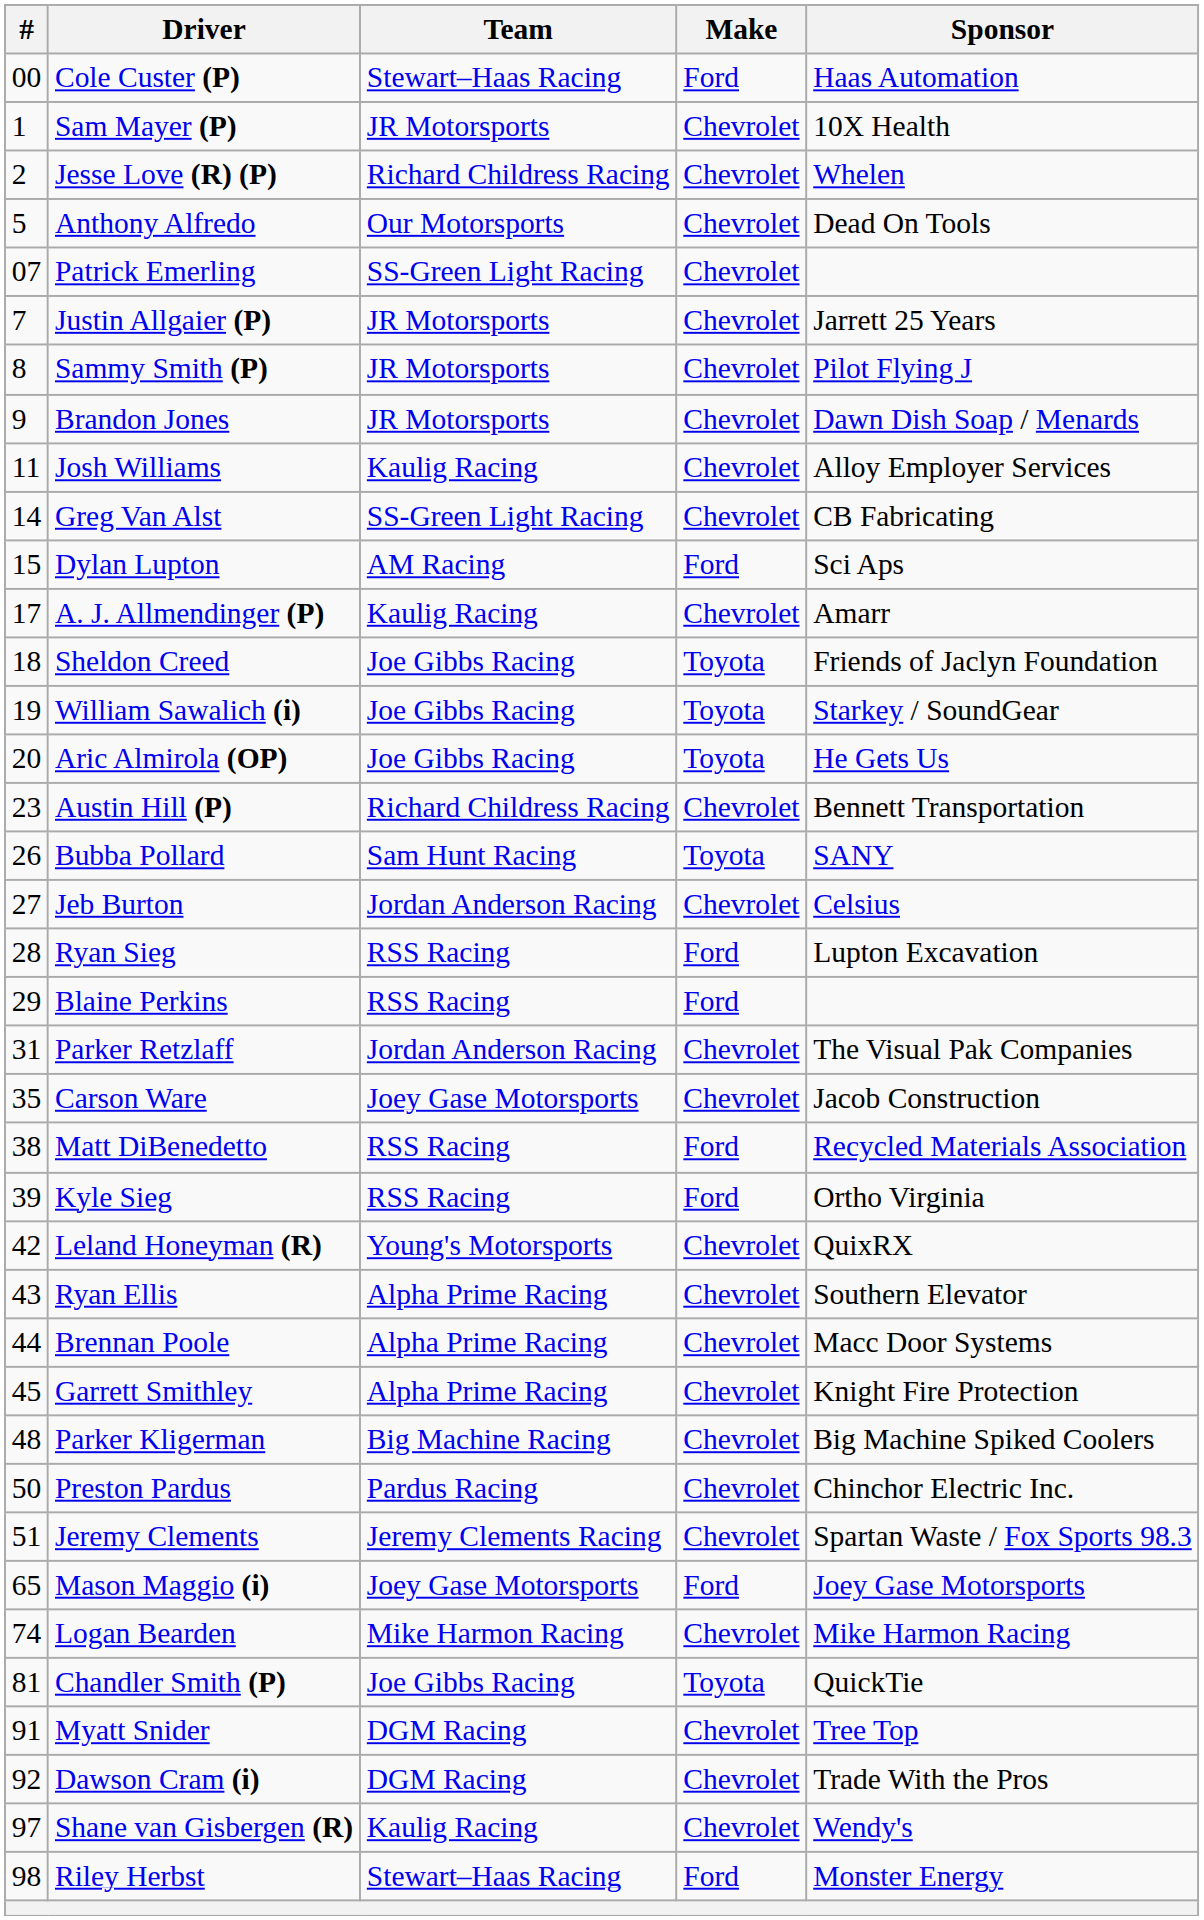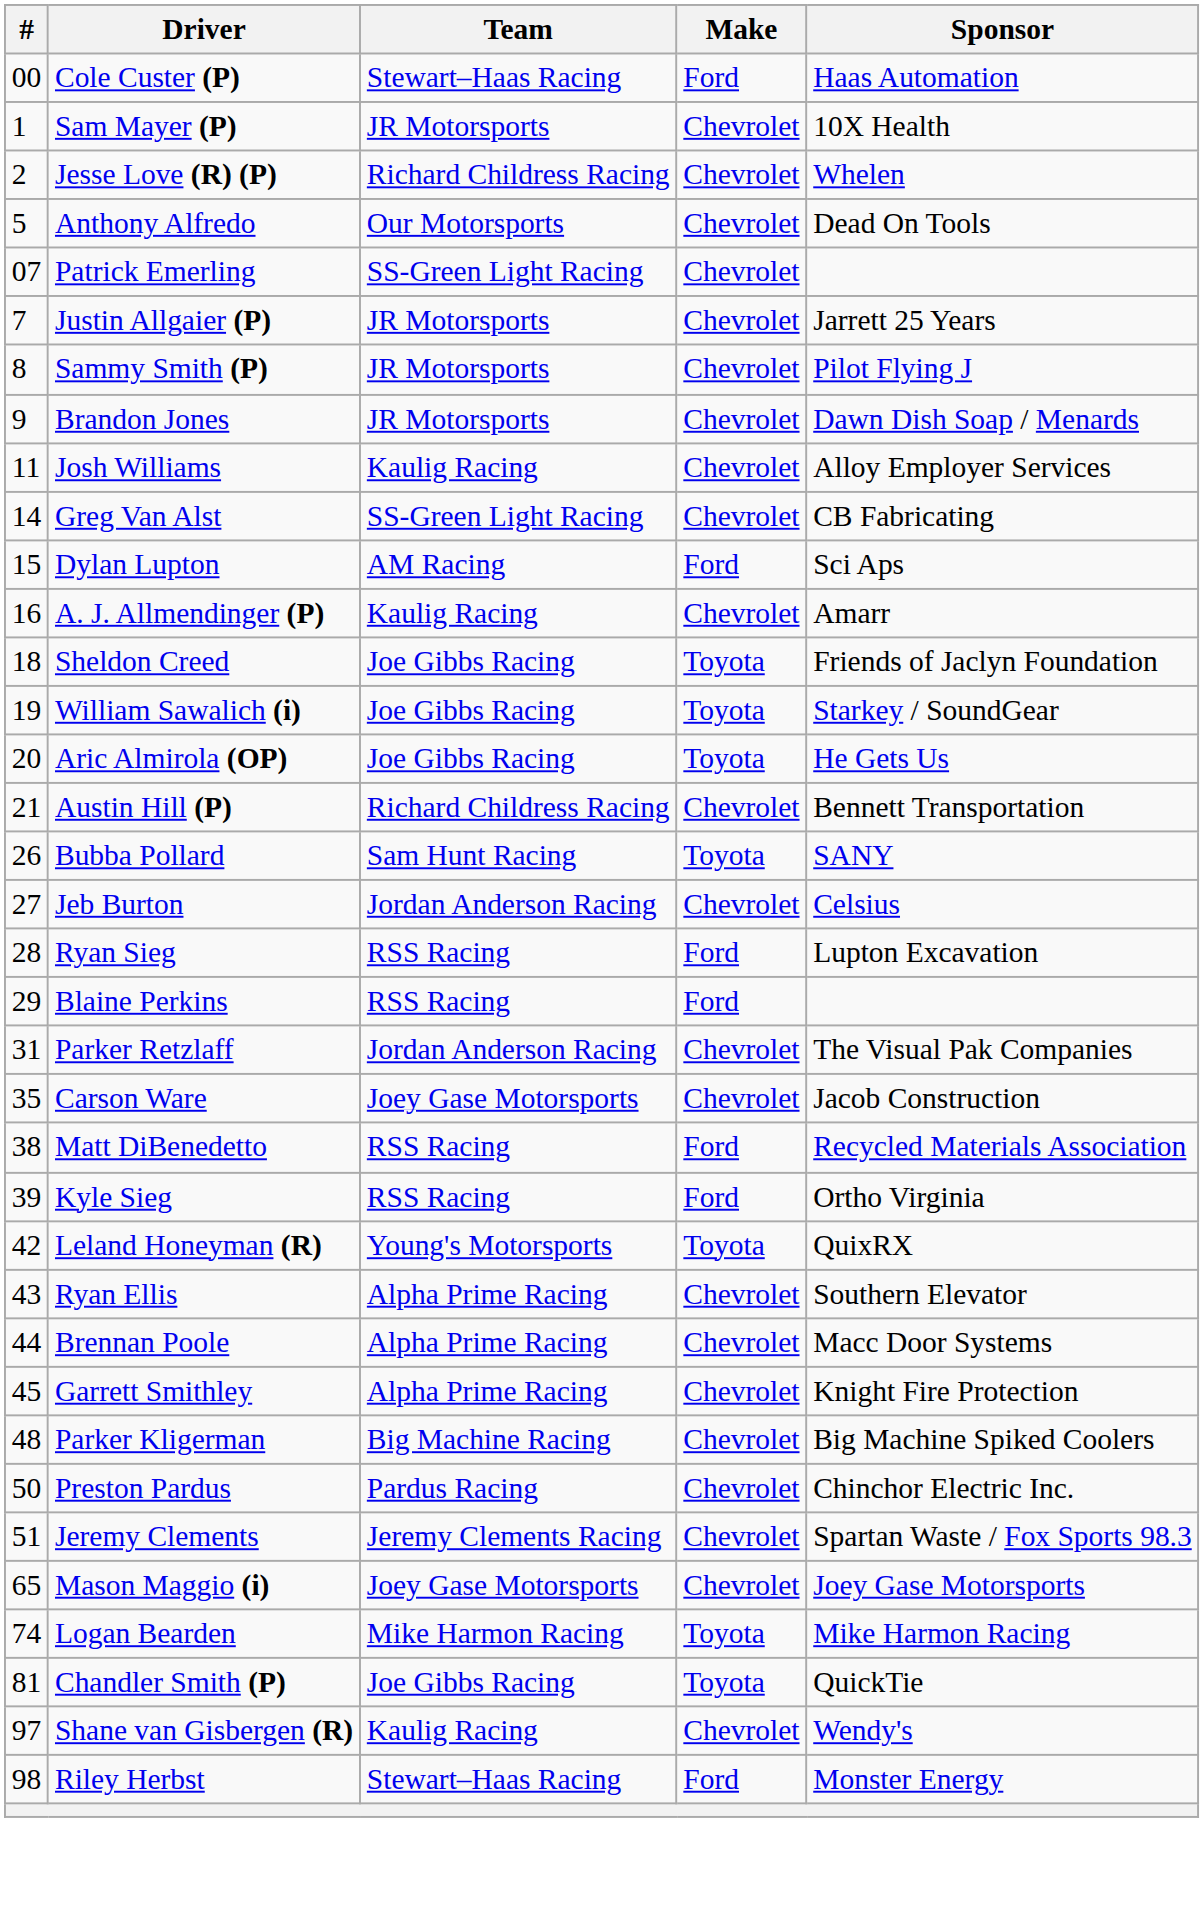(27, 612) 17 -> (27, 612) 16
(27, 806) 23 -> (27, 806) 21
(741, 1244) Chevrolet -> (724, 1244) Toyota
(711, 1584) Ford -> (741, 1584) Chevrolet
(741, 1633) Chevrolet -> (724, 1633) Toyota
- row: (132, 1730)
- row: (157, 1779)
